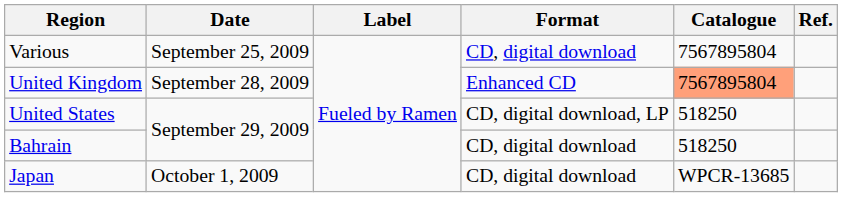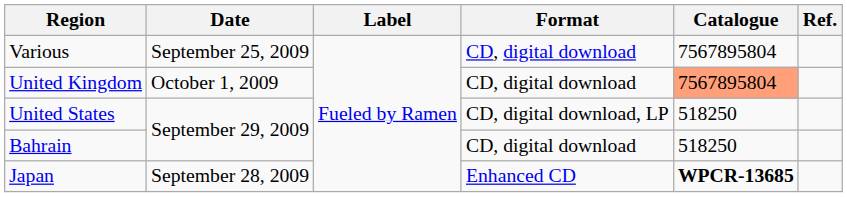(230, 82) September 28, 2009 -> (215, 82) October 1, 2009
(521, 82) Enhanced CD -> (551, 82) CD, digital download
(215, 176) October 1, 2009 -> (230, 176) September 28, 2009
(551, 176) CD, digital download -> (521, 176) Enhanced CD
(734, 176) normal -> (736, 176) bold
